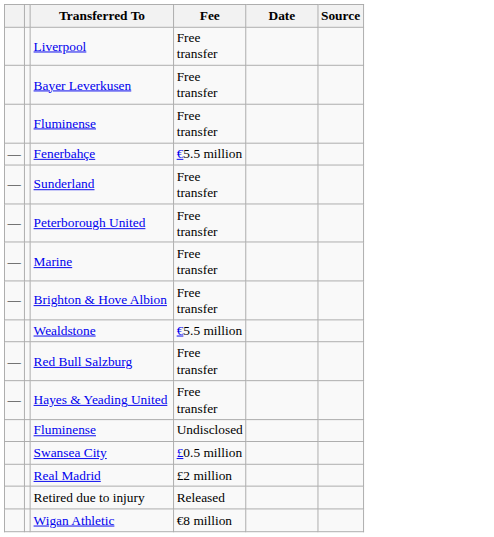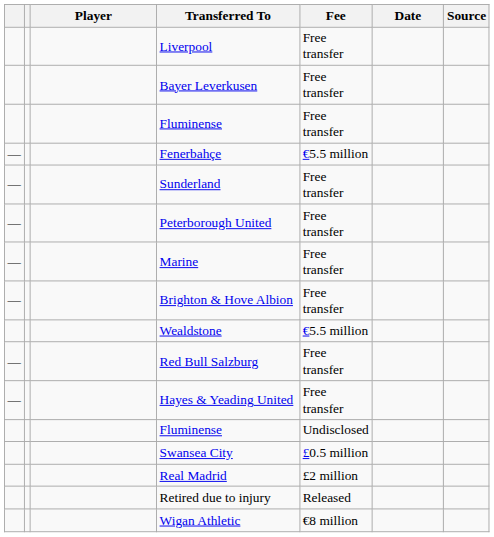+ column: (93, 15)
